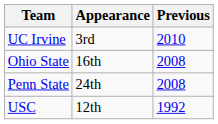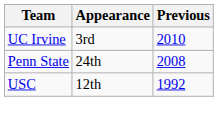- row: (38, 61)
